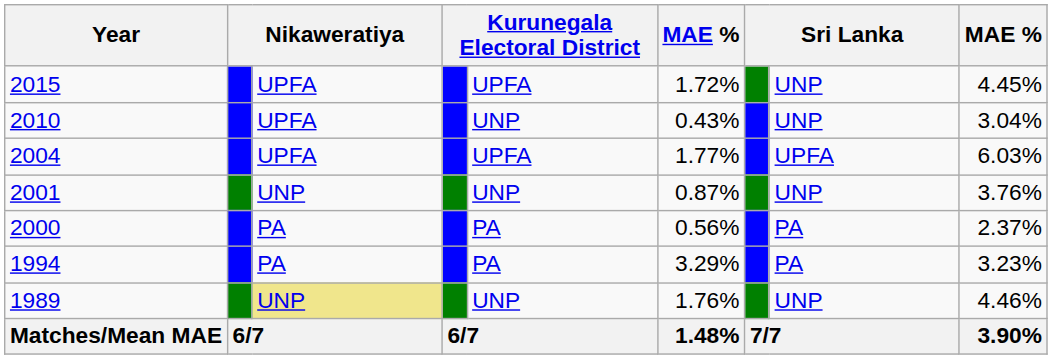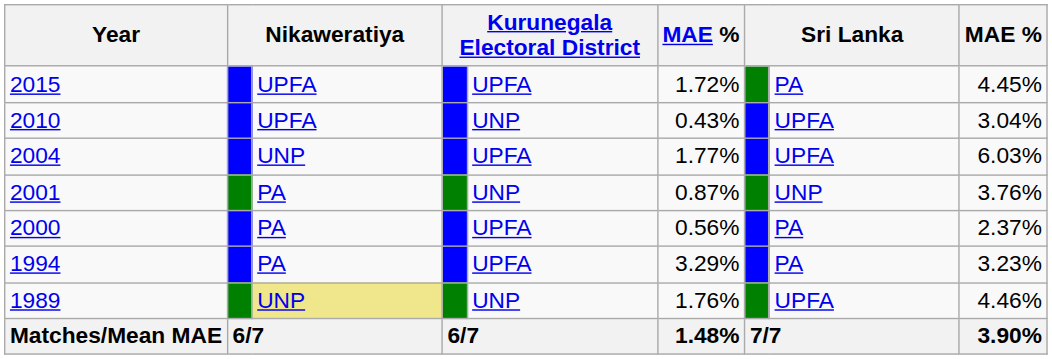(799, 84) UNP -> (789, 84) PA
(799, 120) UNP -> (804, 120) UPFA
(287, 156) UPFA -> (281, 156) UNP
(281, 192) UNP -> (272, 192) PA
(486, 228) PA -> (502, 228) UPFA
(486, 264) PA -> (502, 264) UPFA
(799, 300) UNP -> (804, 300) UPFA
